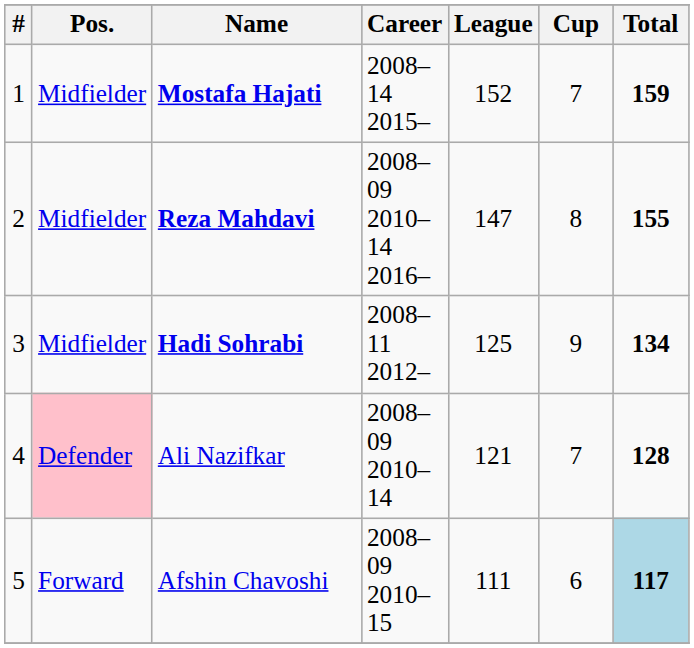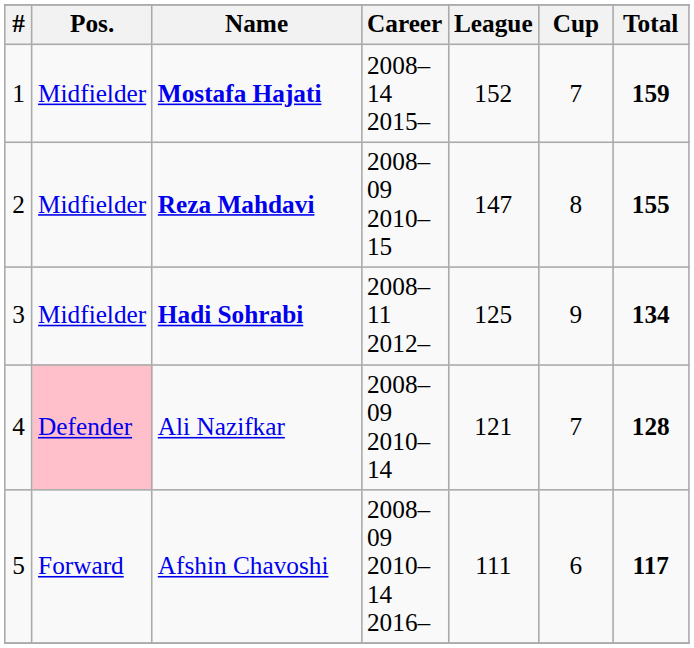(399, 218) 2008–09 2010–14 2016– -> (399, 204) 2008–09 2010–15
(399, 580) 2008–09 2010–15 -> (399, 566) 2008–09 2010–14 2016–
(651, 580) lightblue background -> (651, 566) no background
